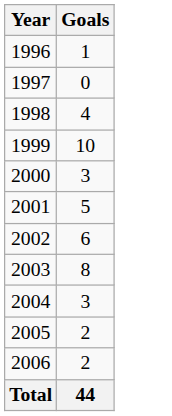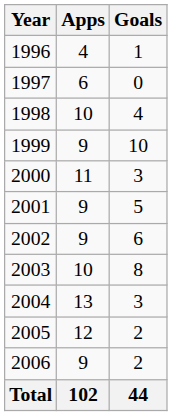+ column: (83, 20)
